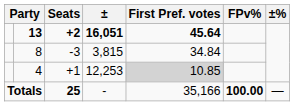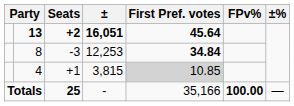(108, 52) 3,815 -> (104, 52) 12,253
(205, 52) normal -> (205, 52) bold
(104, 71) 12,253 -> (108, 71) 3,815
